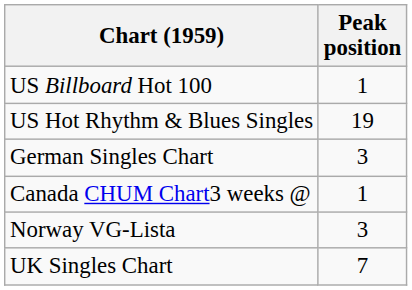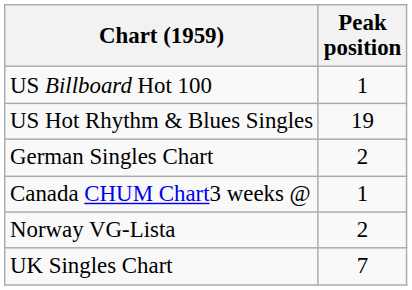(363, 157) 3 -> (363, 157) 2
(363, 229) 3 -> (363, 229) 2
